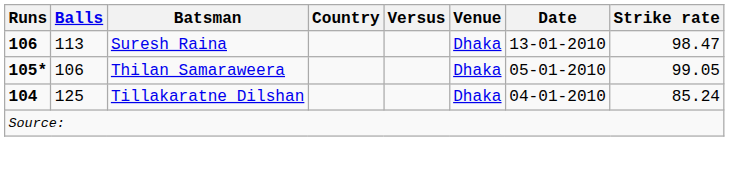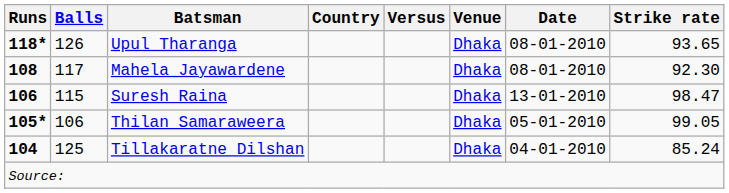+ row: (174, 44)
+ row: (198, 70)
(69, 44) 113 -> (69, 97) 115
